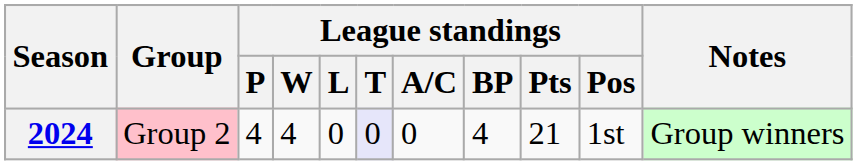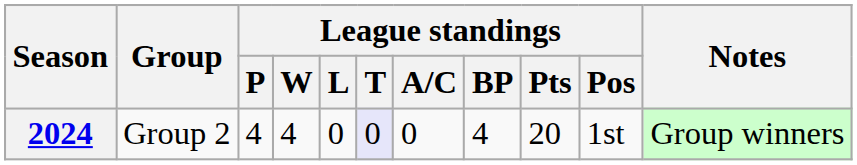(177, 133) pink background -> (177, 133) no background
(545, 133) 21 -> (545, 133) 20
